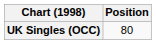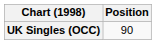(127, 30) 80 -> (127, 30) 90
